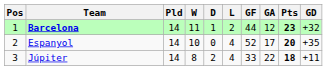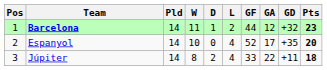columns swapped: (311, 12) <-> (290, 12)
